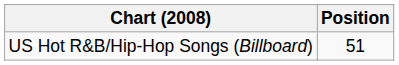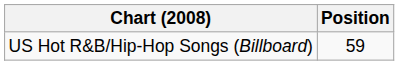(355, 45) 51 -> (355, 45) 59
